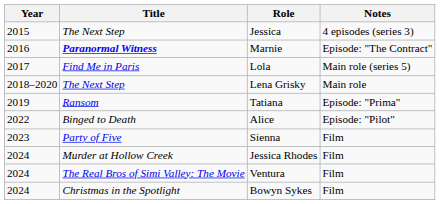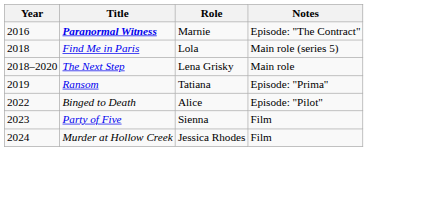- row: (265, 31)
(18, 66) 2017 -> (18, 48) 2018
- row: (267, 173)
- row: (281, 191)
